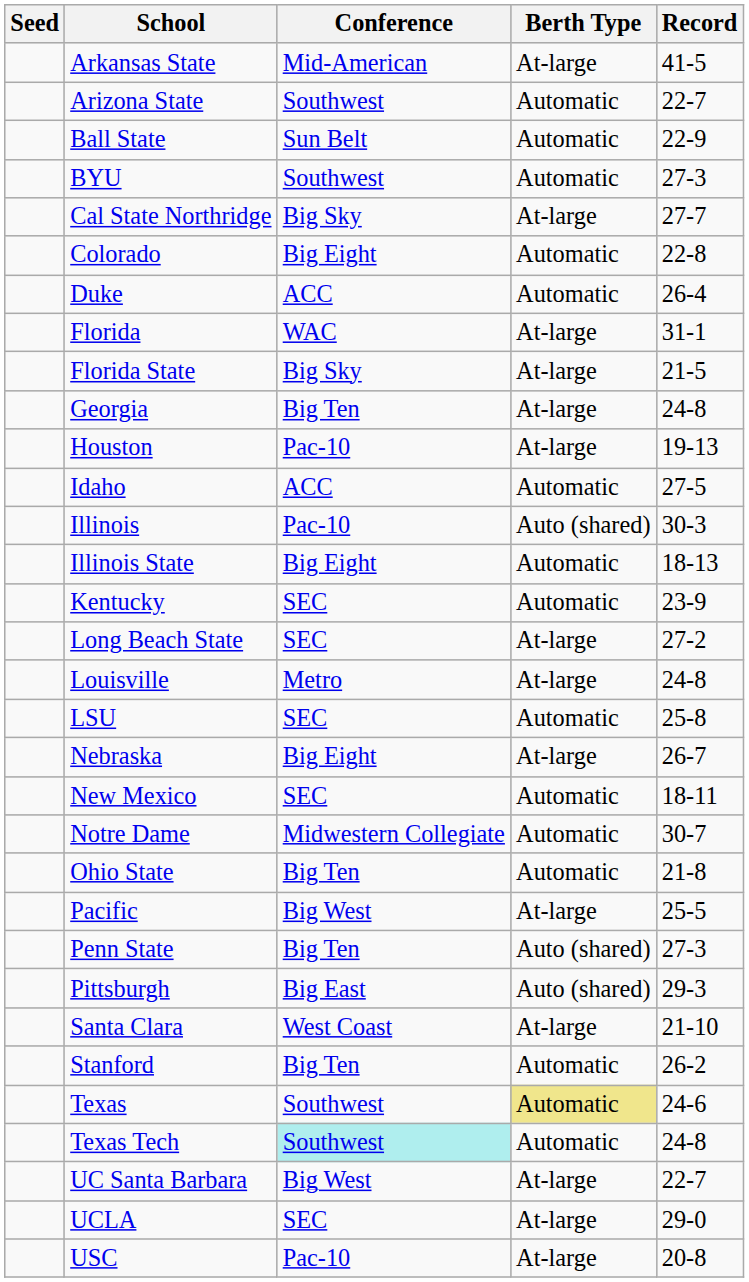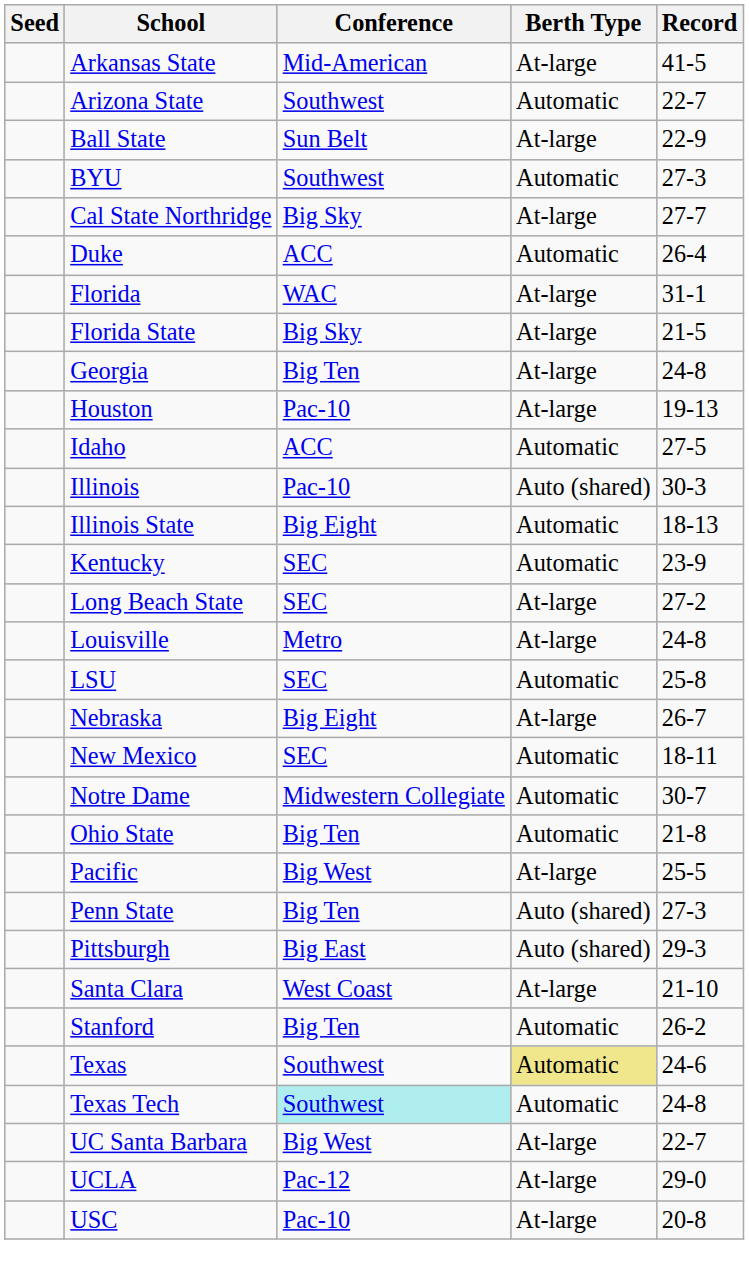(567, 139) Automatic -> (556, 139) At-large
- row: (115, 255)
(305, 1219) SEC -> (316, 1180) Pac-12
